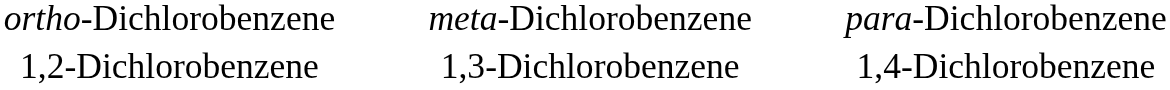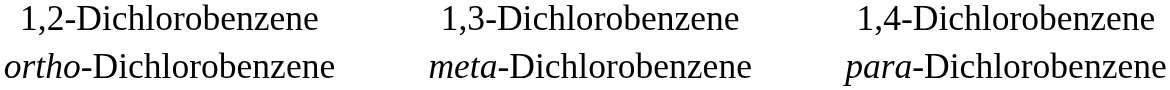rows swapped: (169, 17) <-> (169, 66)
